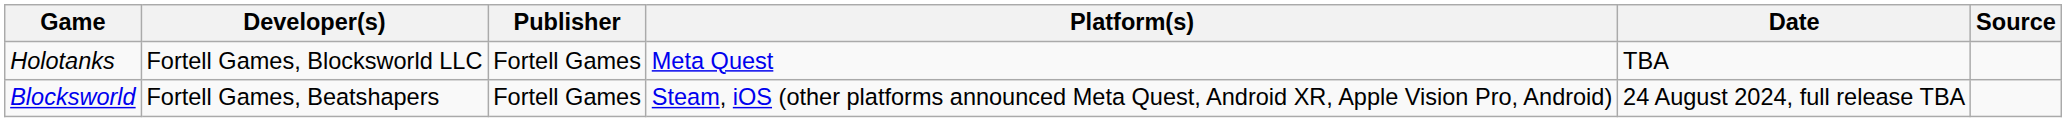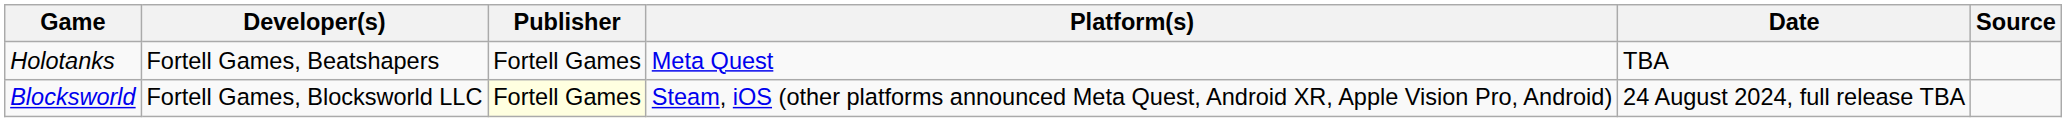(314, 60) Fortell Games, Blocksworld LLC -> (293, 60) Fortell Games, Beatshapers
(293, 97) Fortell Games, Beatshapers -> (314, 97) Fortell Games, Blocksworld LLC
(567, 97) no background -> (567, 97) lightyellow background
